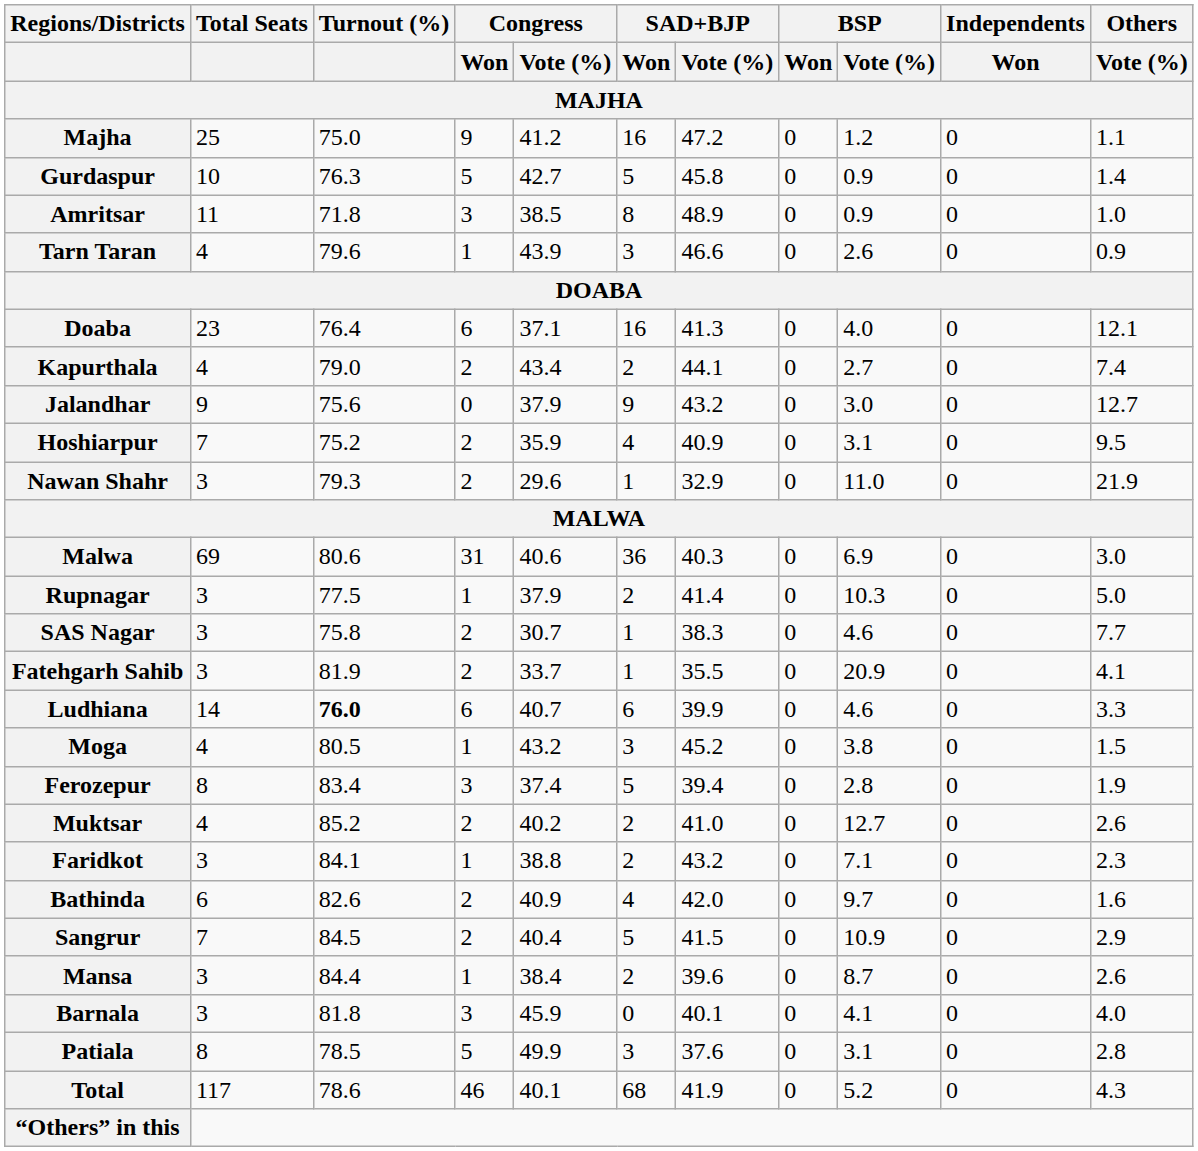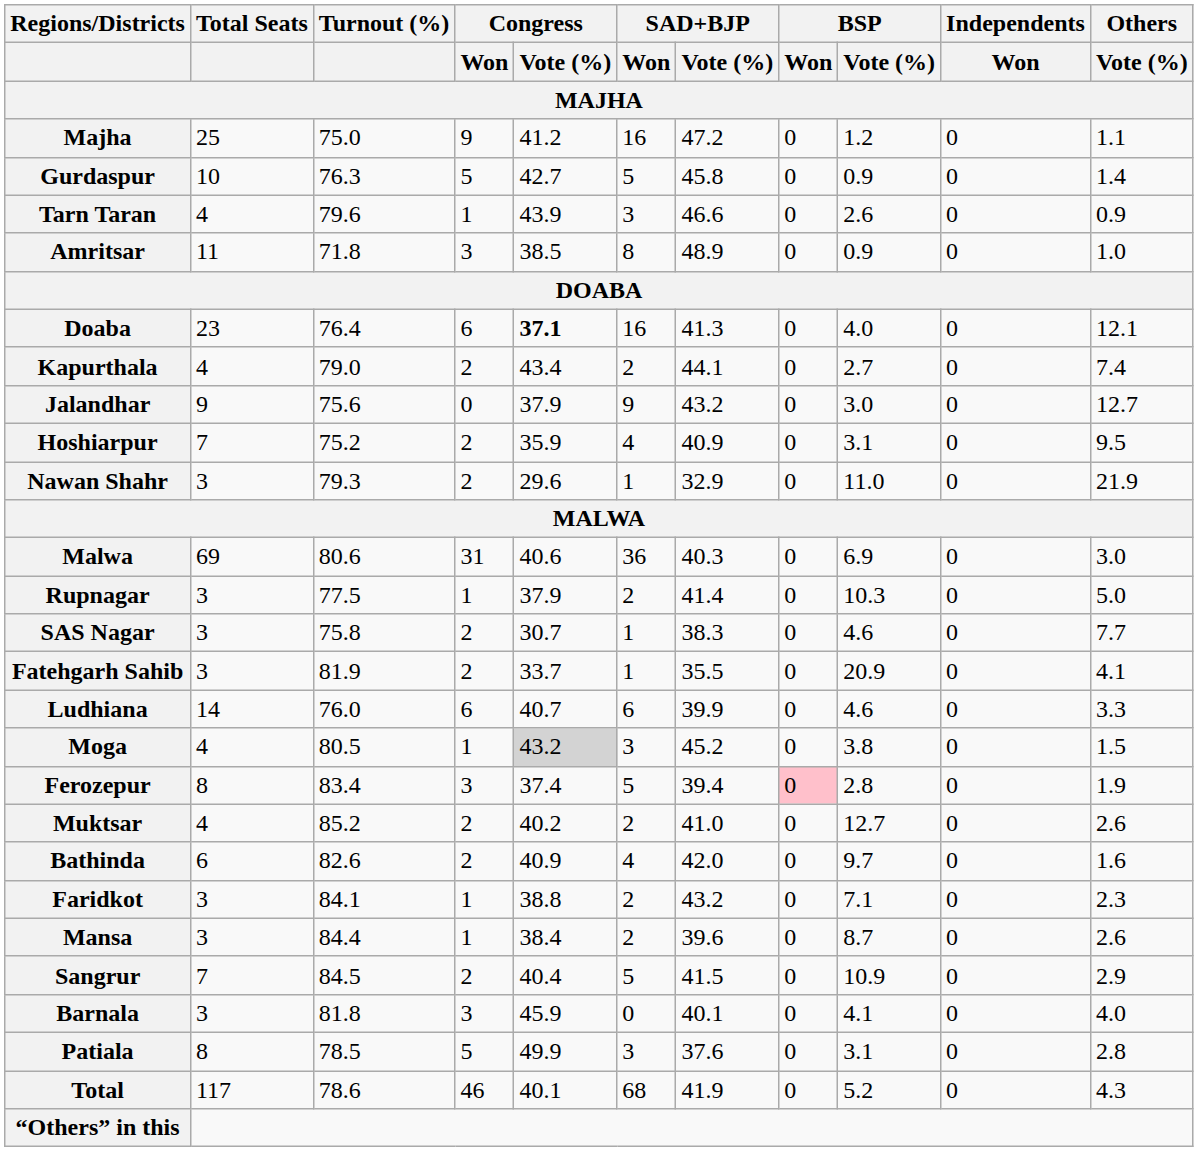rows swapped: (98, 213) <-> (98, 251)
(540, 328) normal -> (540, 328) bold
(340, 708) bold -> (340, 708) normal
(540, 746) no background -> (540, 746) lightgrey background
(790, 784) no background -> (790, 784) pink background
rows swapped: (98, 860) <-> (98, 898)
rows swapped: (98, 975) <-> (98, 937)
